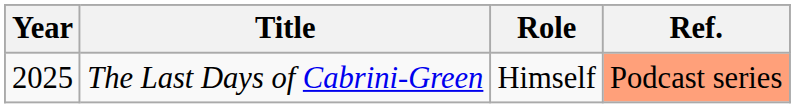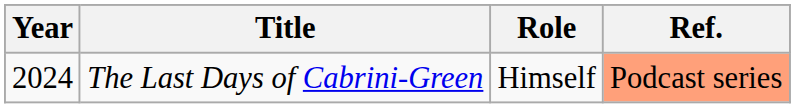(43, 77) 2025 -> (43, 77) 2024
